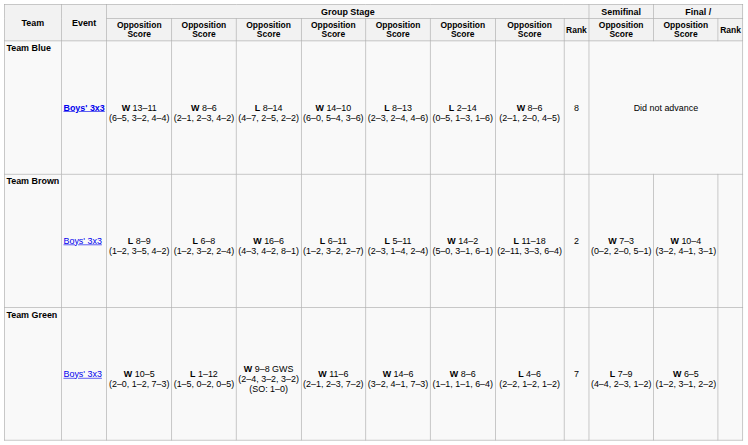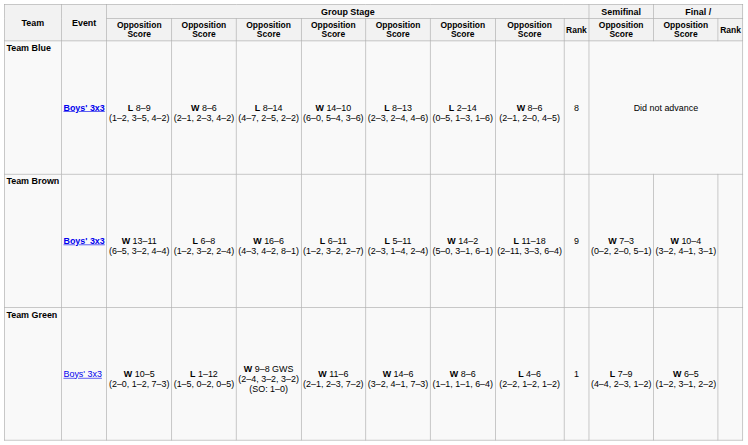(139, 113) W 13–11 (6–5, 3–2, 4–4) -> (139, 113) L 8–9 (1–2, 3–5, 4–2)
(83, 241) normal -> (84, 241) bold
(139, 246) L 8–9 (1–2, 3–5, 4–2) -> (139, 246) W 13–11 (6–5, 3–2, 4–4)
(576, 241) 2 -> (576, 241) 9
(576, 374) 7 -> (576, 374) 1
